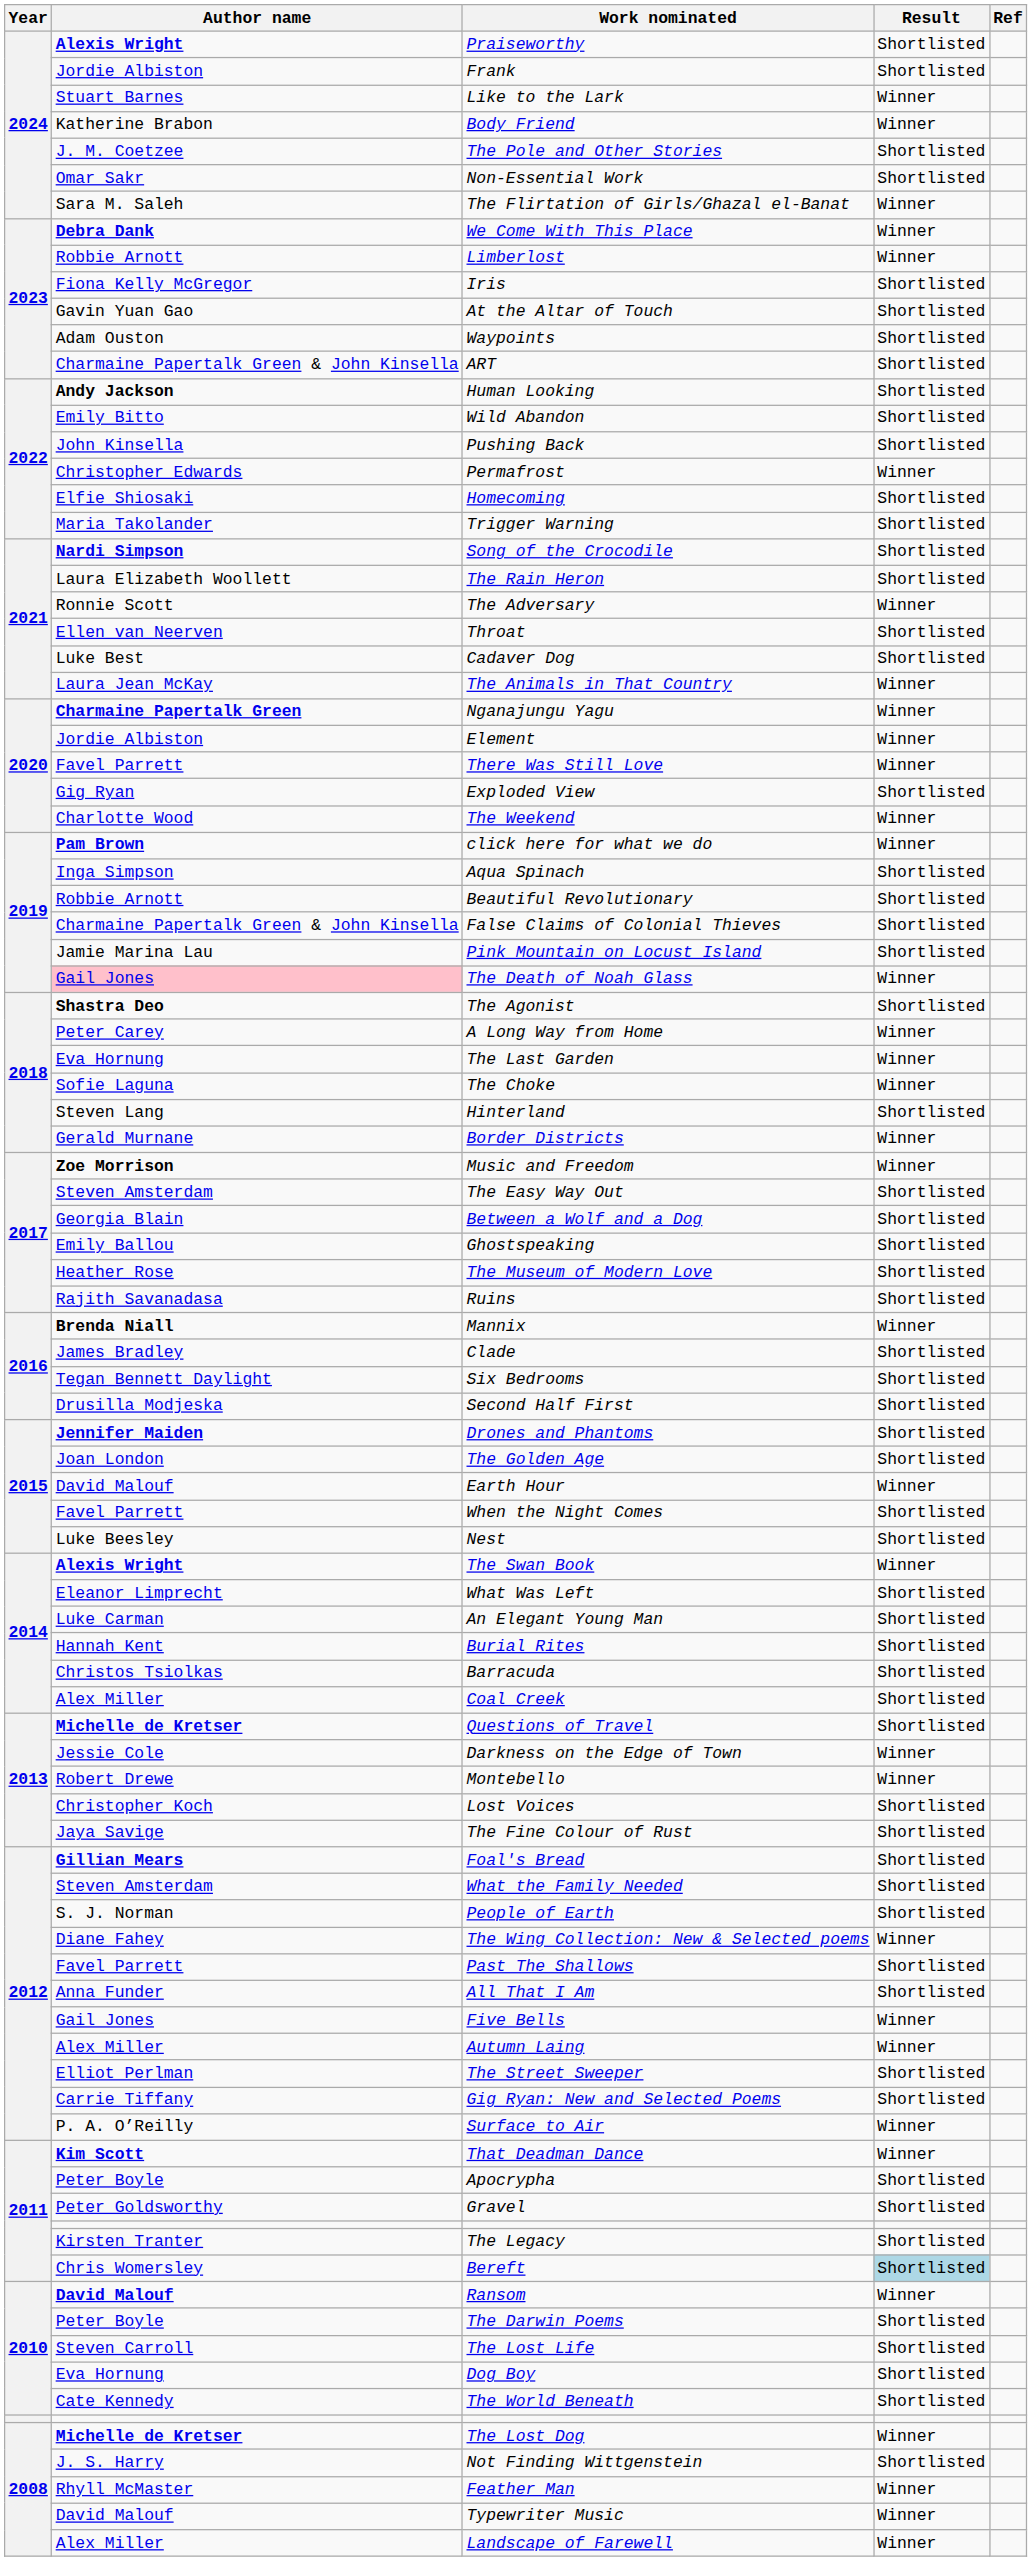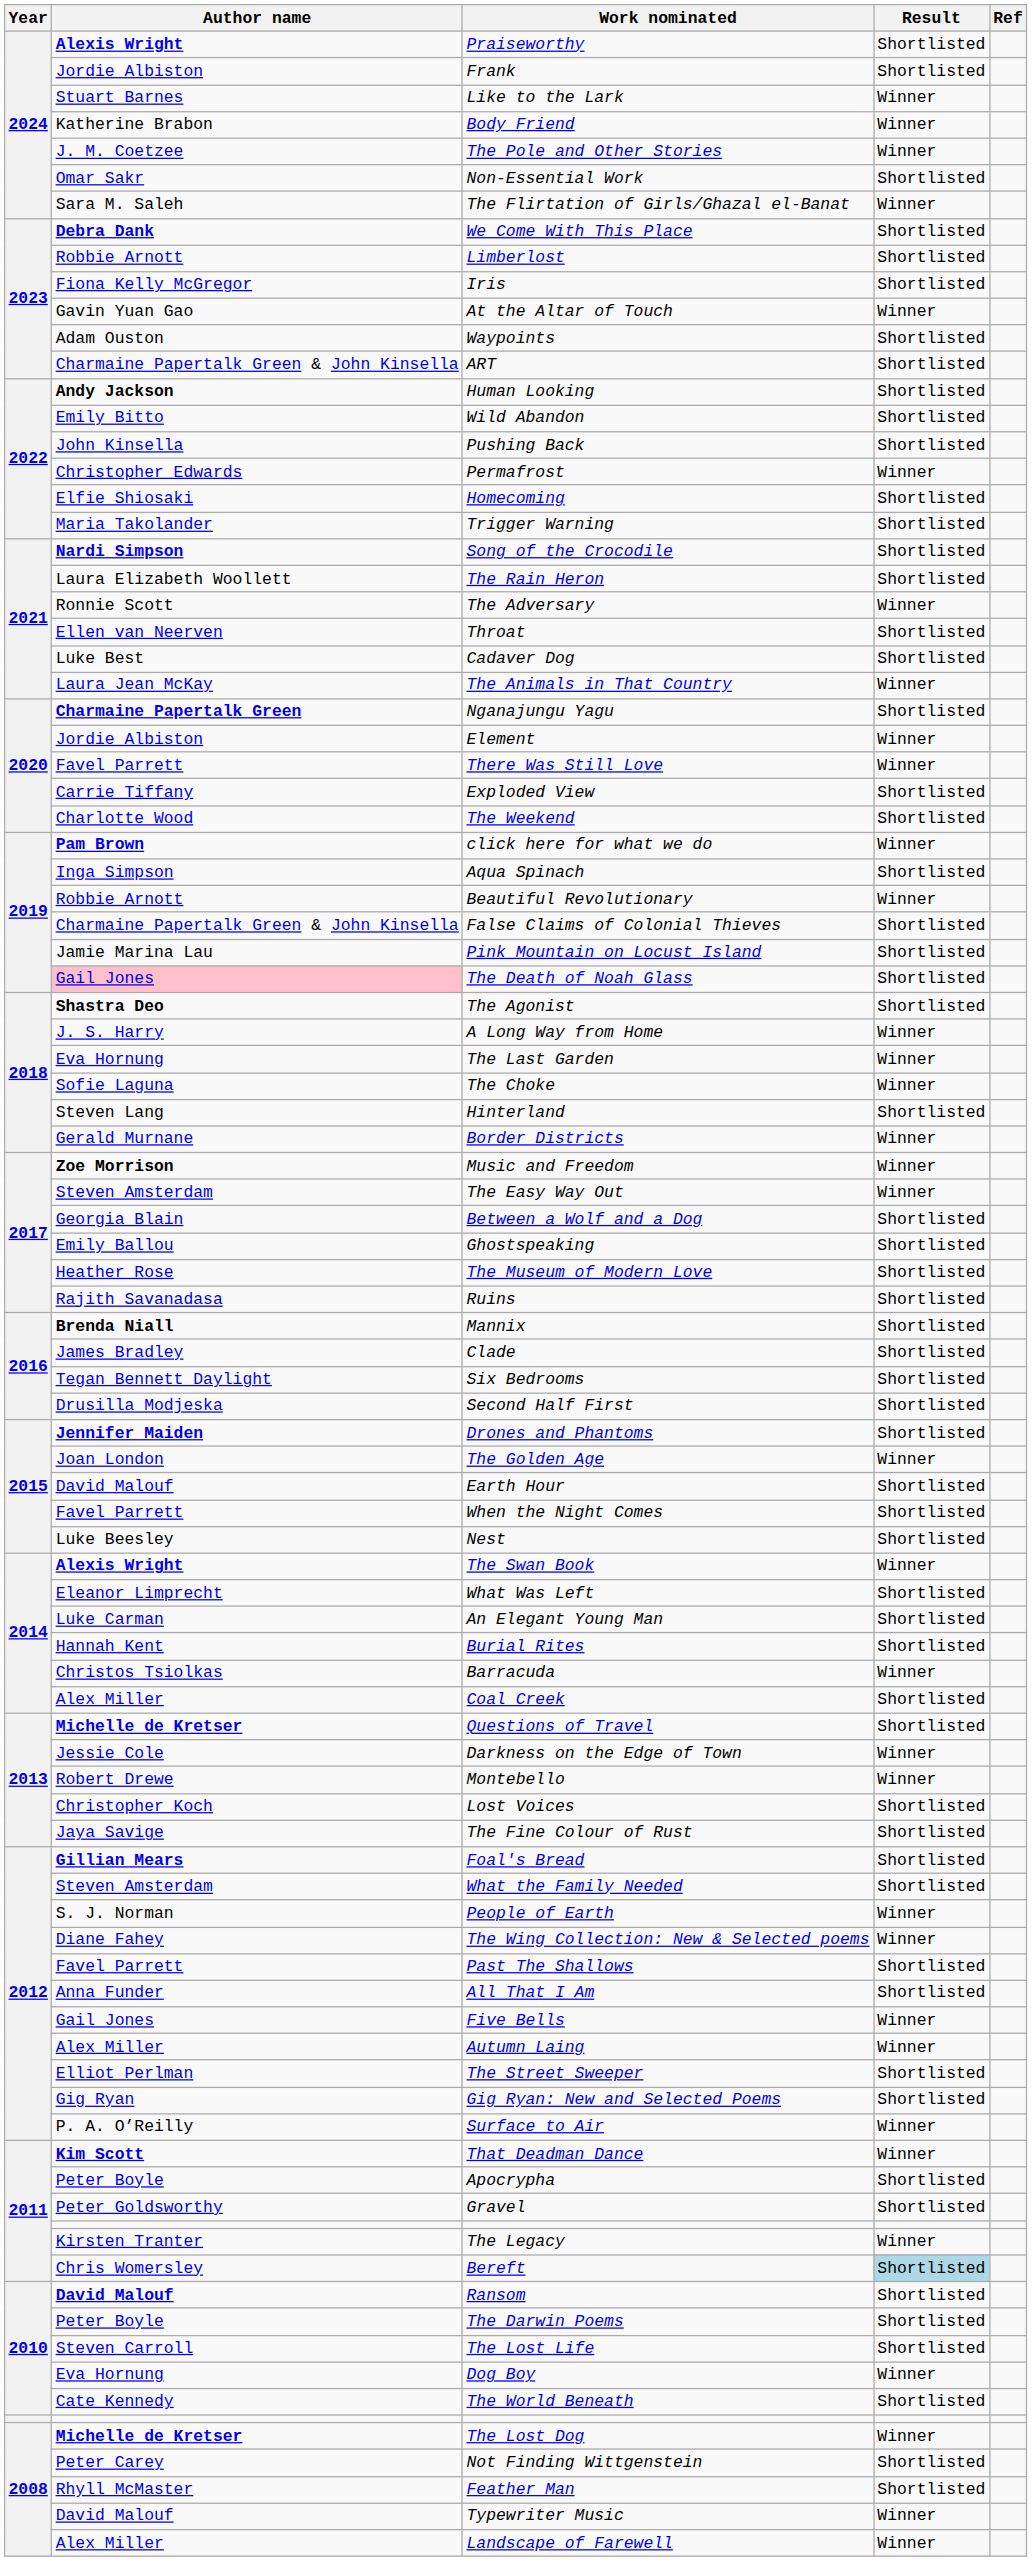(931, 151) Shortlisted -> (907, 151) Winner
(907, 232) Winner -> (931, 232) Shortlisted
(907, 258) Winner -> (931, 258) Shortlisted
(931, 312) Shortlisted -> (907, 312) Winner
(907, 712) Winner -> (931, 712) Shortlisted
(95, 792) Gig Ryan -> (124, 792) Carrie Tiffany
(907, 819) Winner -> (931, 819) Shortlisted
(931, 899) Shortlisted -> (907, 899) Winner
(907, 979) Winner -> (931, 979) Shortlisted
(110, 1032) Peter Carey -> (110, 1032) J. S. Harry
(931, 1193) Shortlisted -> (907, 1193) Winner
(907, 1326) Winner -> (931, 1326) Shortlisted
(931, 1460) Shortlisted -> (907, 1460) Winner
(907, 1486) Winner -> (931, 1486) Shortlisted
(931, 1673) Shortlisted -> (907, 1673) Winner
(931, 1913) Shortlisted -> (907, 1913) Winner
(124, 2100) Carrie Tiffany -> (95, 2100) Gig Ryan
(931, 2242) Shortlisted -> (907, 2242) Winner
(907, 2295) Winner -> (931, 2295) Shortlisted
(931, 2375) Shortlisted -> (907, 2375) Winner
(110, 2463) J. S. Harry -> (110, 2463) Peter Carey
(907, 2490) Winner -> (931, 2490) Shortlisted
